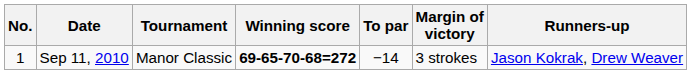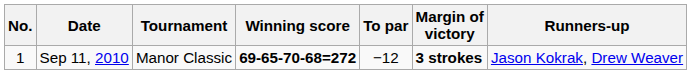(386, 58) −14 -> (386, 58) −12
(446, 58) normal -> (449, 58) bold
